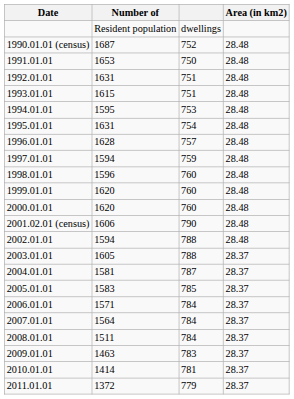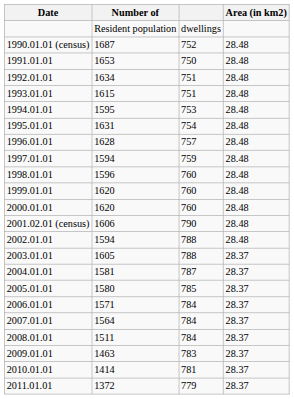(104, 77) 1631 -> (104, 77) 1634
(104, 288) 1583 -> (104, 288) 1580
